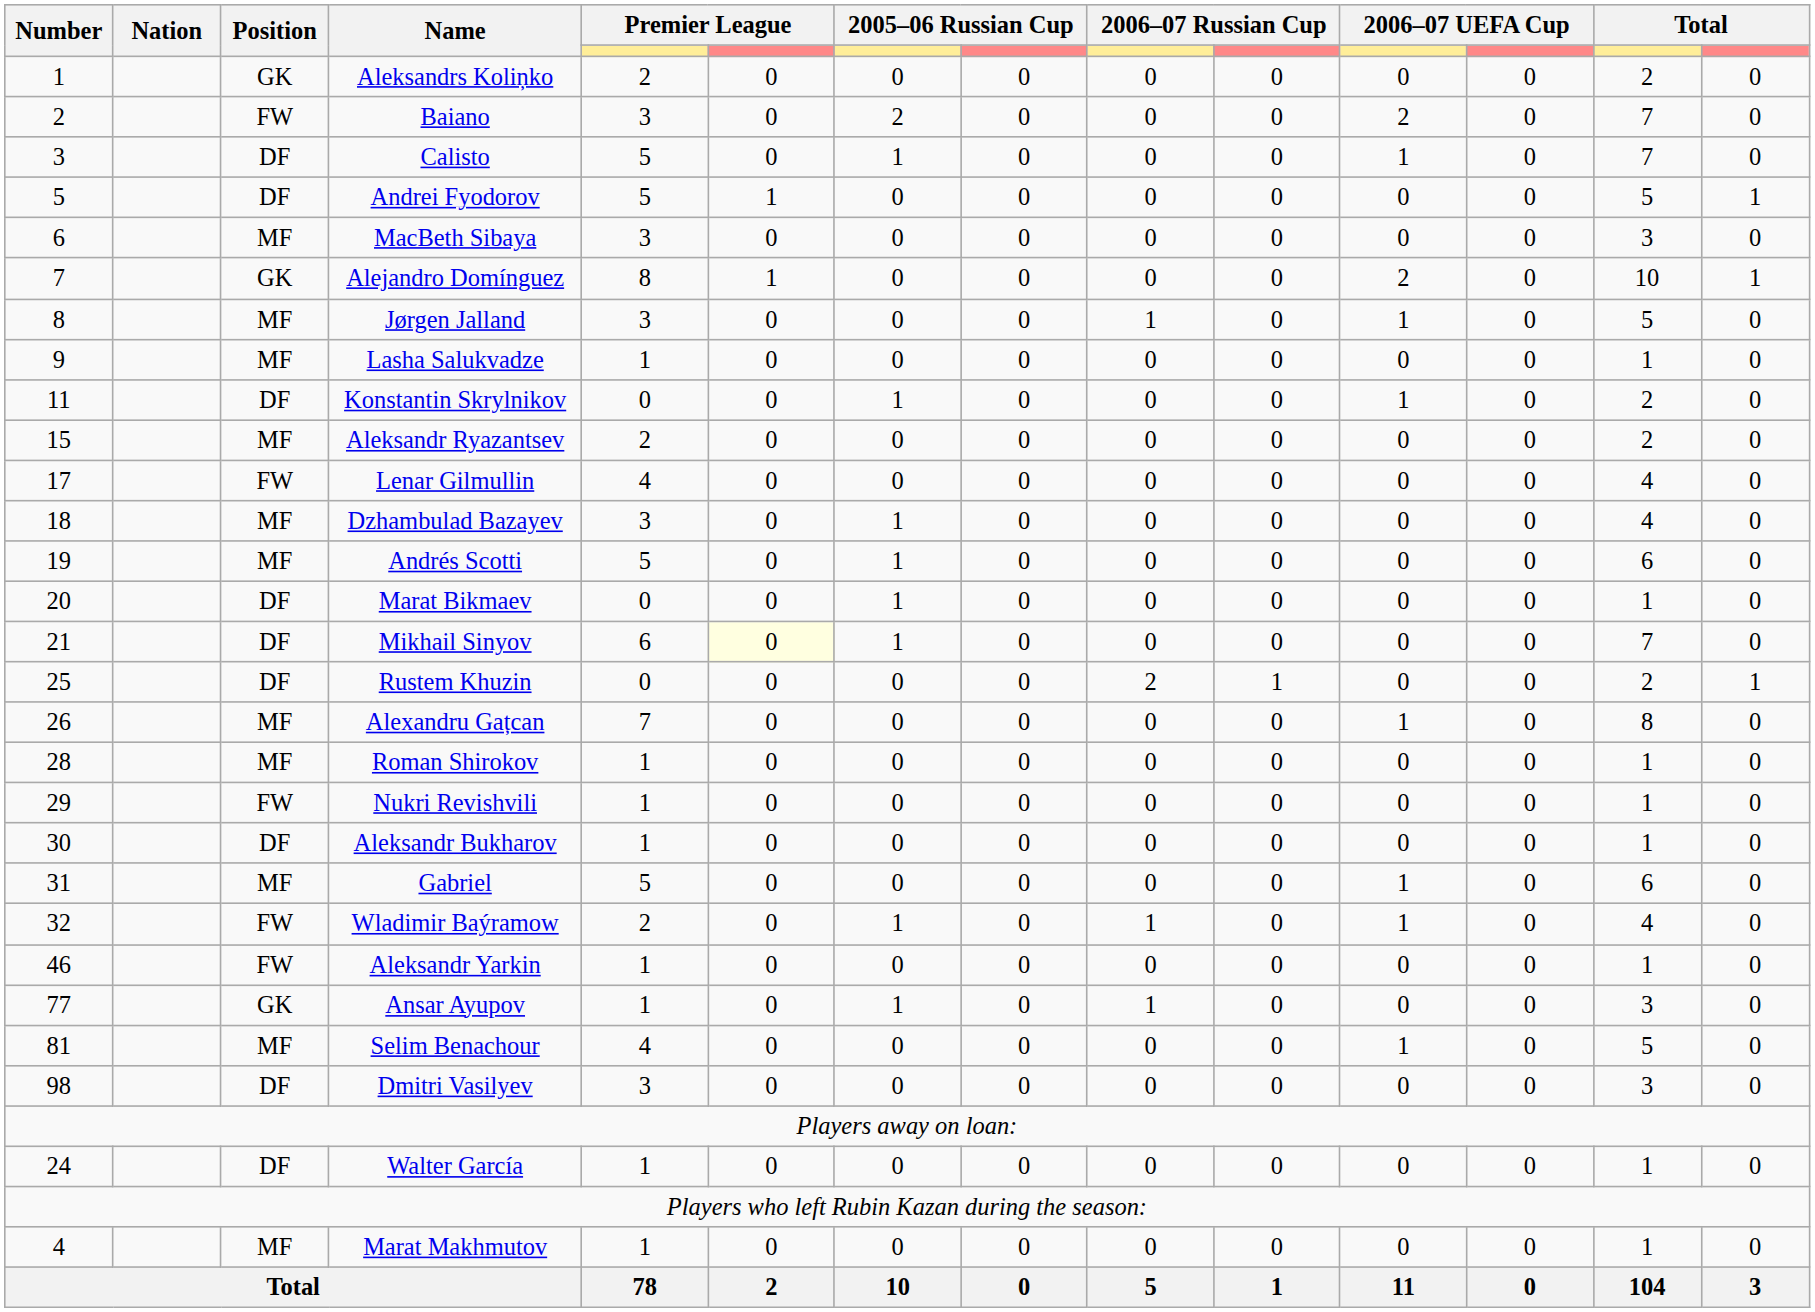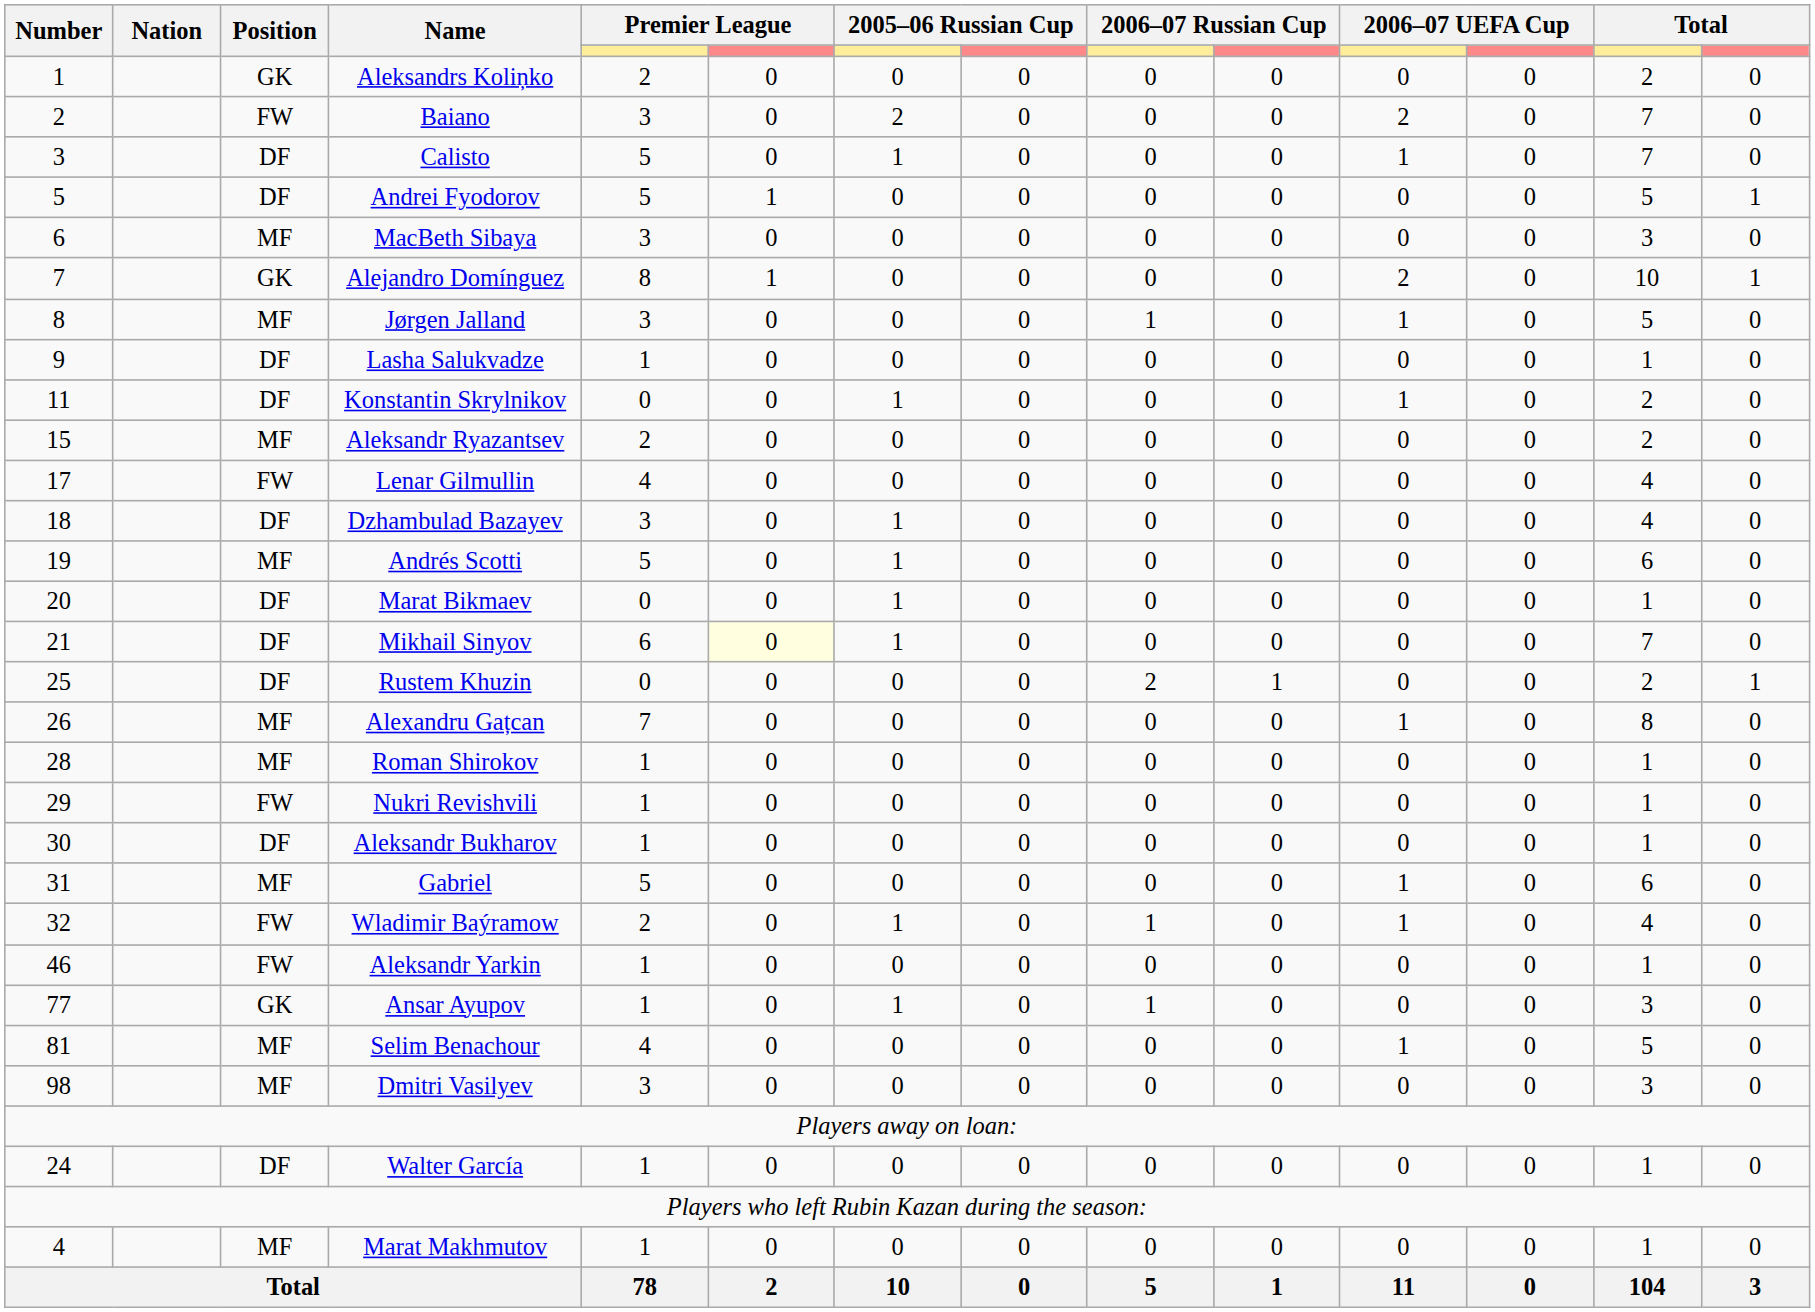(275, 359) MF -> (275, 359) DF
(275, 520) MF -> (275, 520) DF
(275, 1085) DF -> (275, 1085) MF
